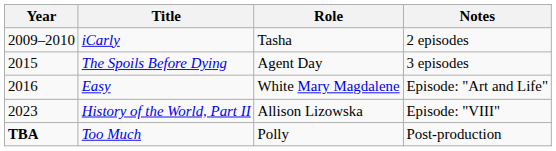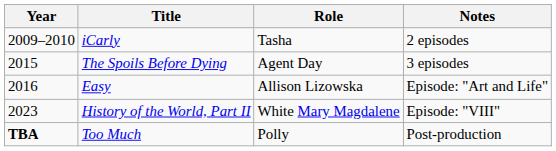(329, 87) White Mary Magdalene -> (310, 87) Allison Lizowska
(310, 110) Allison Lizowska -> (329, 110) White Mary Magdalene
